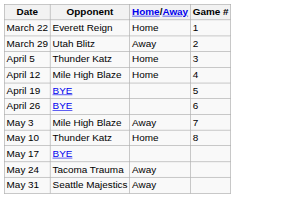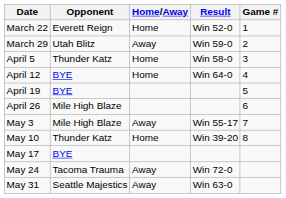+ column: (215, 12)
(87, 75) Mile High Blaze -> (62, 75) BYE
(62, 106) BYE -> (87, 106) Mile High Blaze
